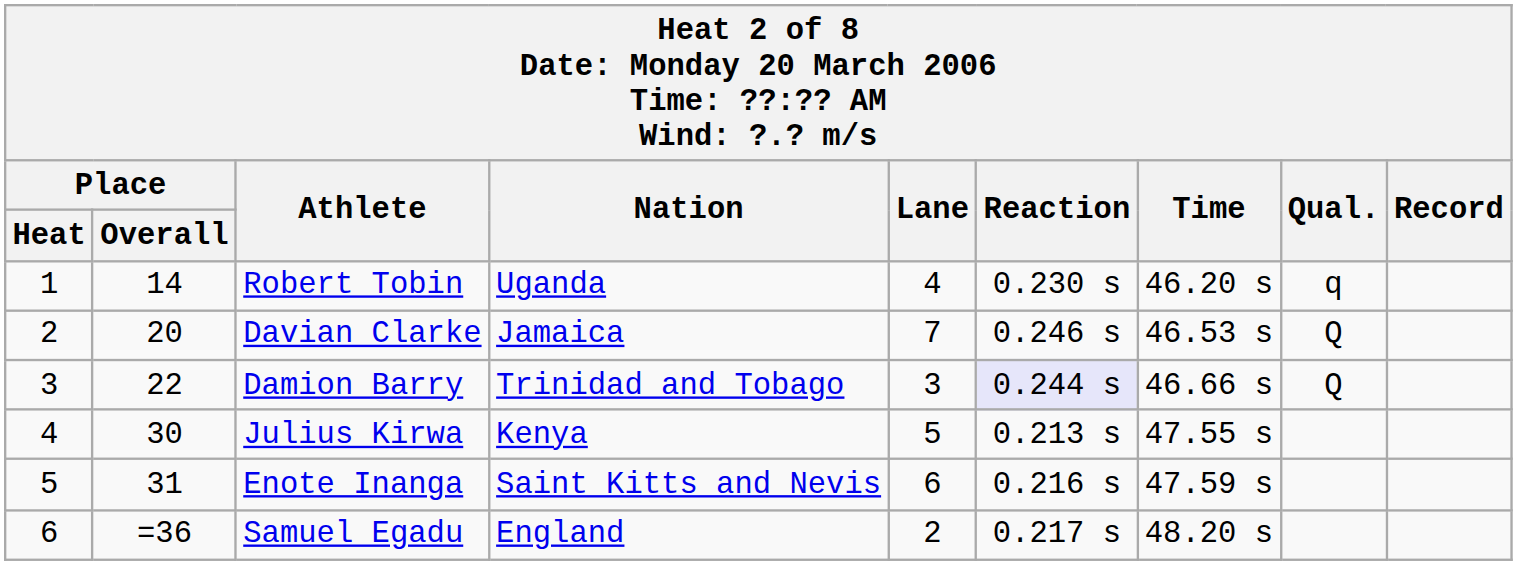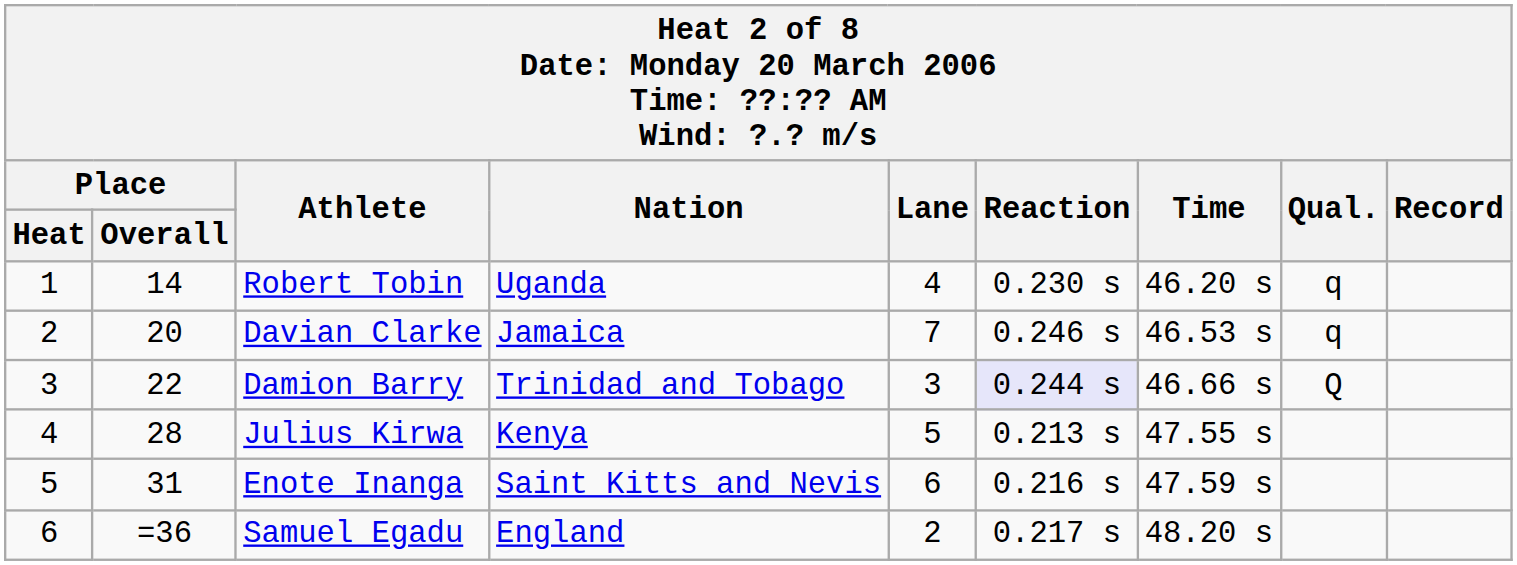(1333, 335) Q -> (1333, 335) q
(165, 435) 30 -> (165, 435) 28
